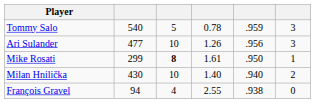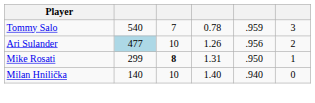(174, 28) 5 -> (174, 28) 7
(135, 43) no background -> (135, 43) lightblue background
(293, 43) 3 -> (293, 43) 2
(213, 59) 1.61 -> (213, 59) 1.31
(135, 75) 430 -> (135, 75) 140
(293, 75) 2 -> (293, 75) 0
- row: (38, 91)
